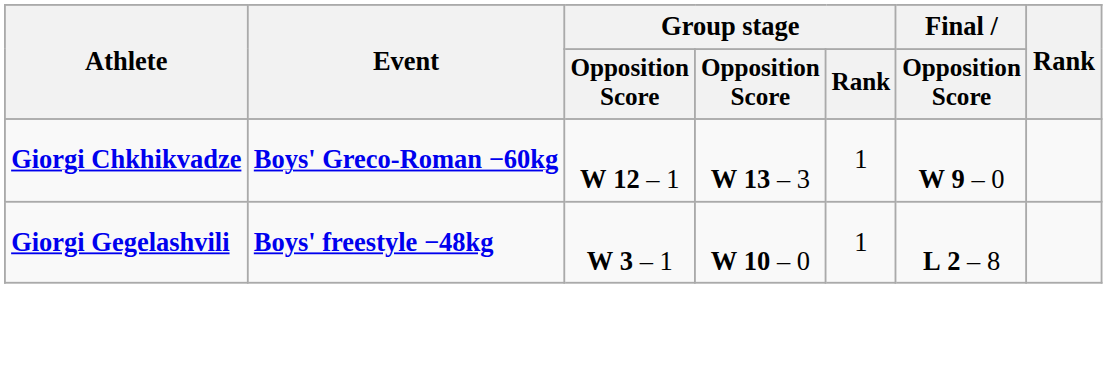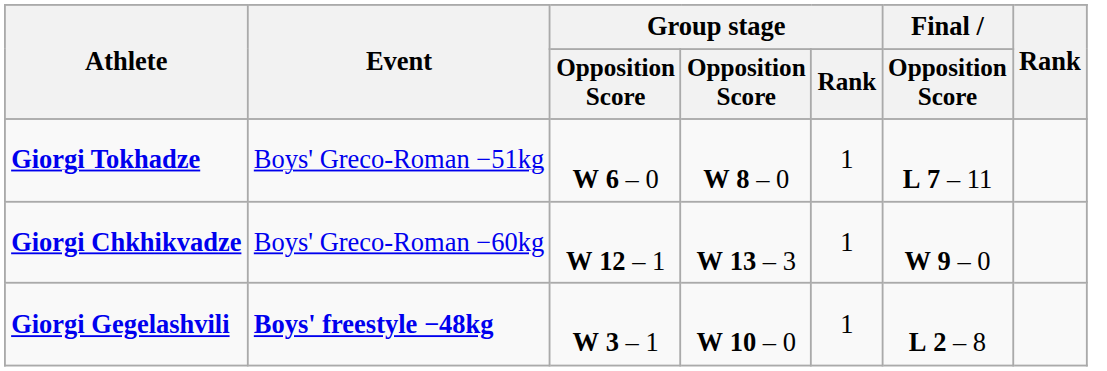+ row: (106, 160)
(406, 160) bold -> (399, 242) normal
